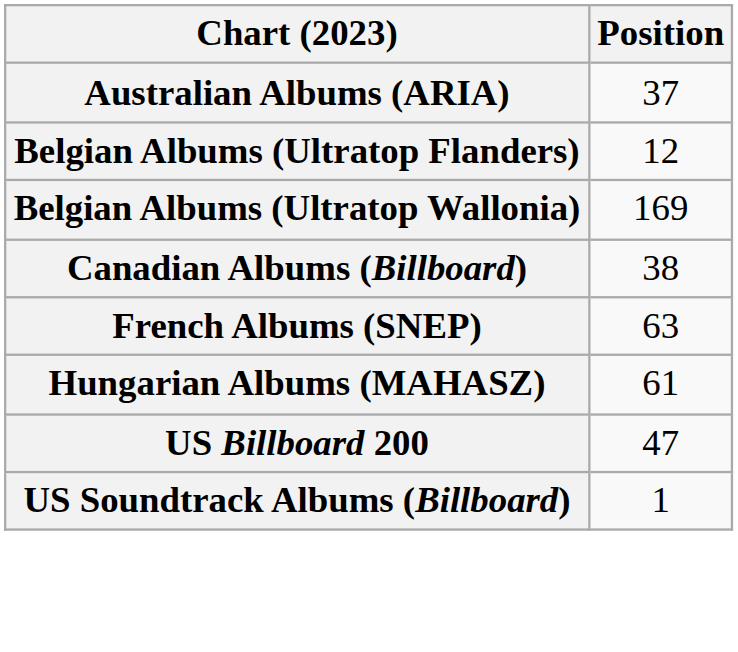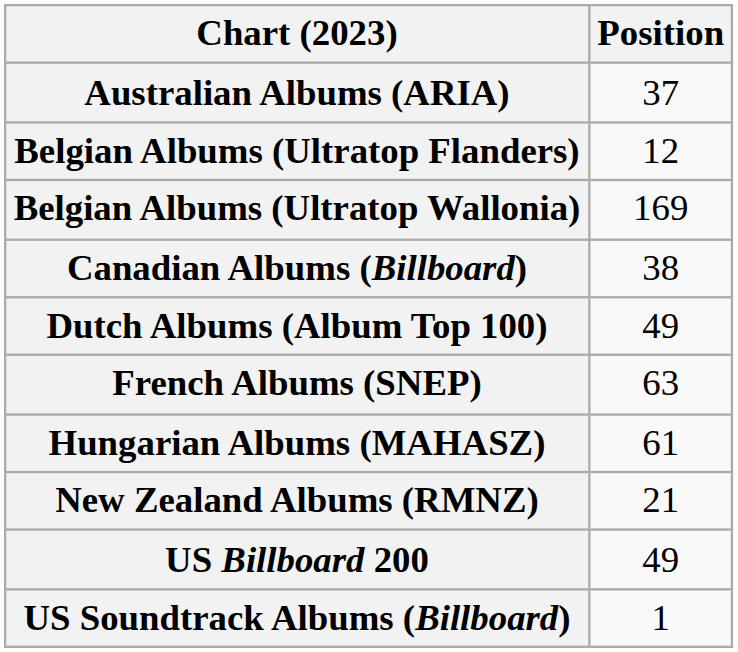+ row: (297, 325)
+ row: (297, 500)
(661, 442) 47 -> (661, 558) 49
